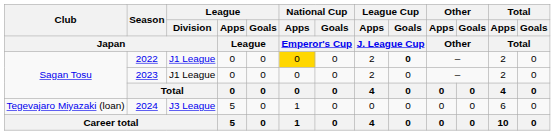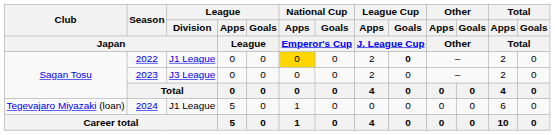(192, 75) J1 League -> (192, 75) J3 League
(192, 106) J3 League -> (192, 106) J1 League
